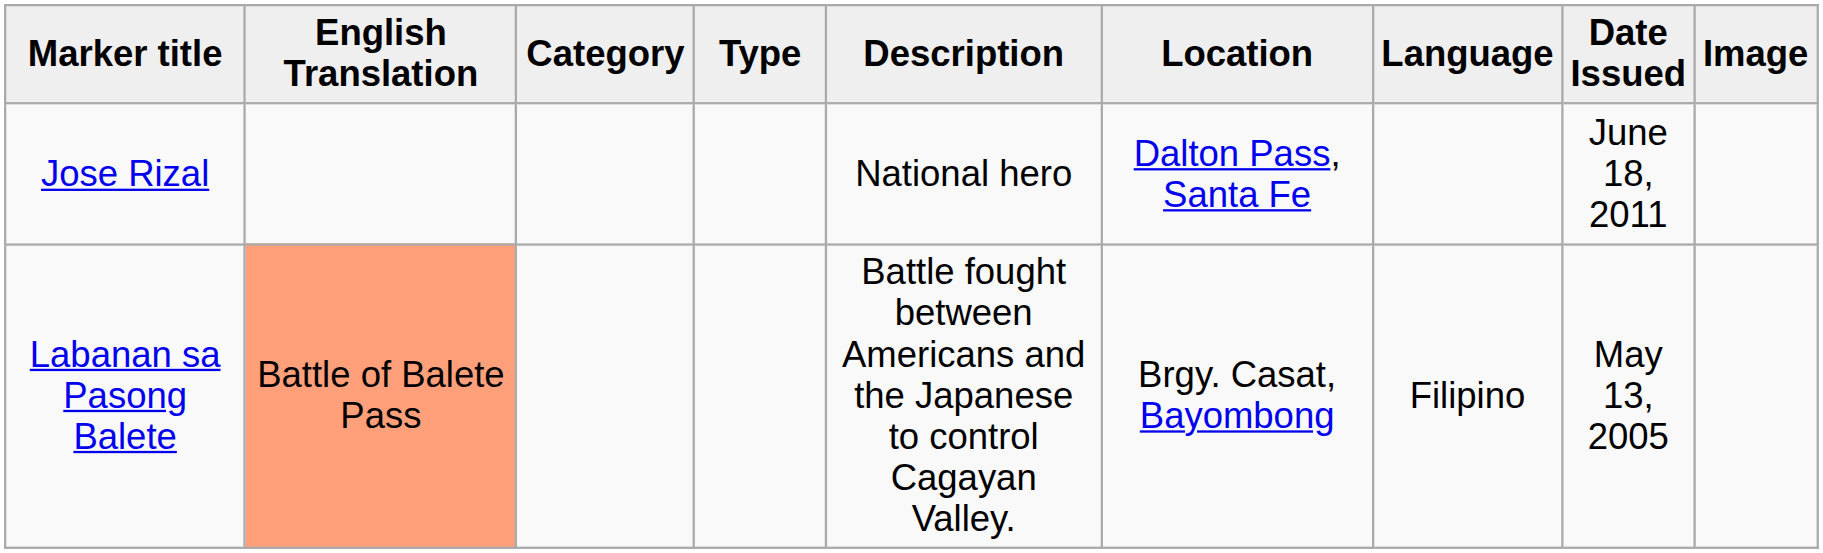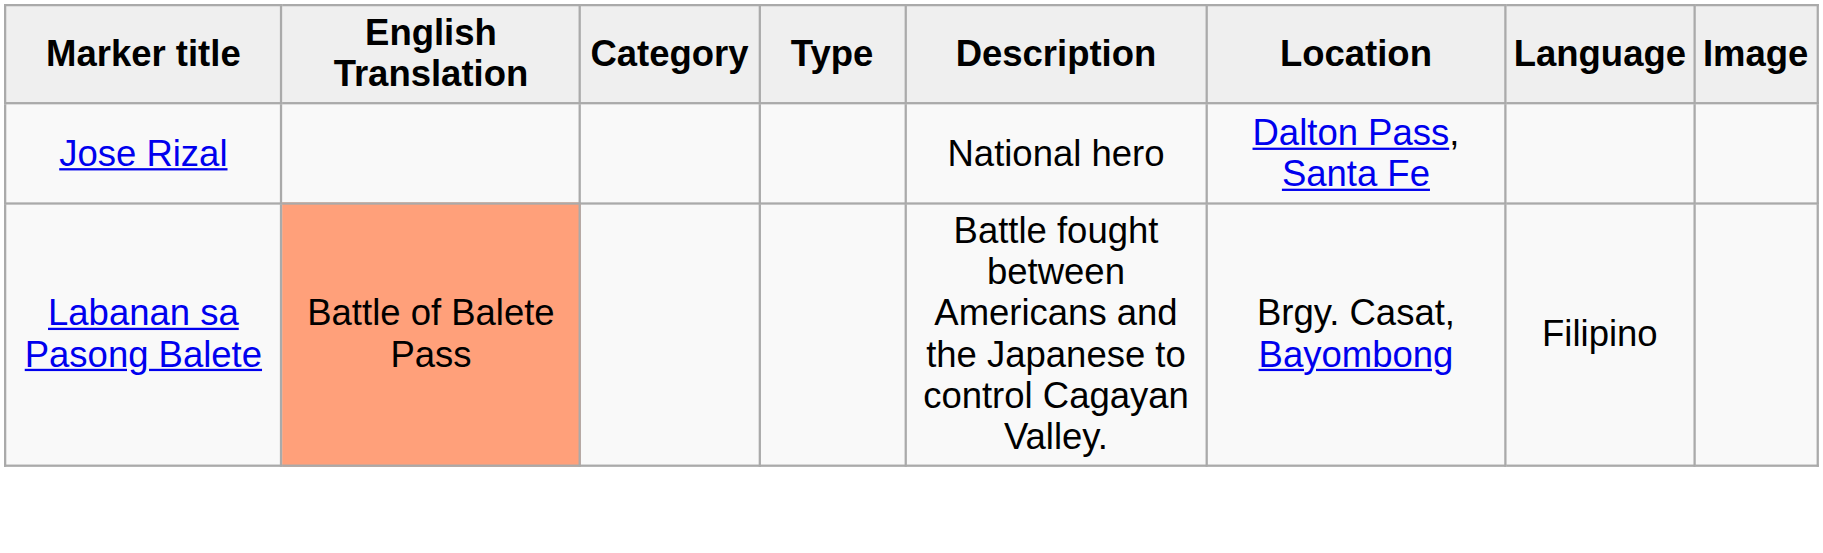- column: (1628, 53)
